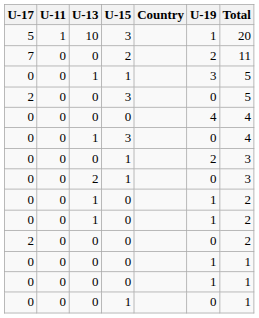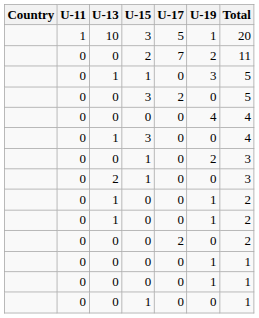columns swapped: (161, 14) <-> (21, 14)
